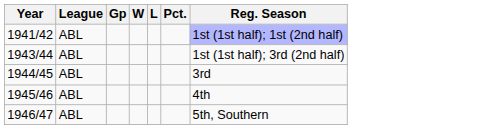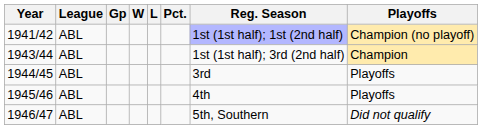+ column: (412, 14)
